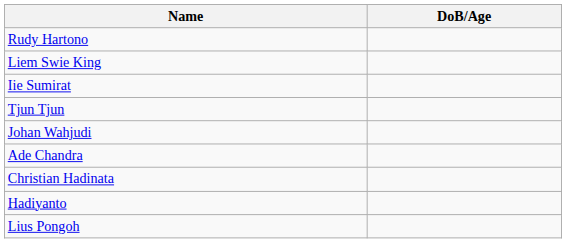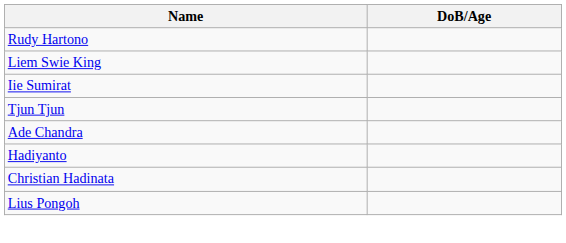- row: (50, 132)
rows swapped: (61, 179) <-> (37, 202)
